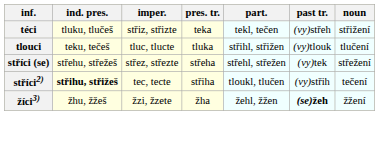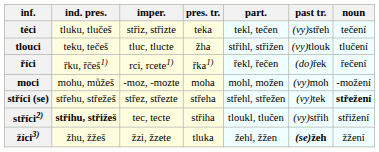(355, 29) střižení -> (354, 29) tečení
(203, 46) tluka -> (203, 46) žha
+ row: (28, 64)
+ row: (28, 82)
(355, 63) normal -> (354, 99) bold
(355, 81) tečení -> (354, 117) střižení
(203, 100) žha -> (203, 137) tluka
